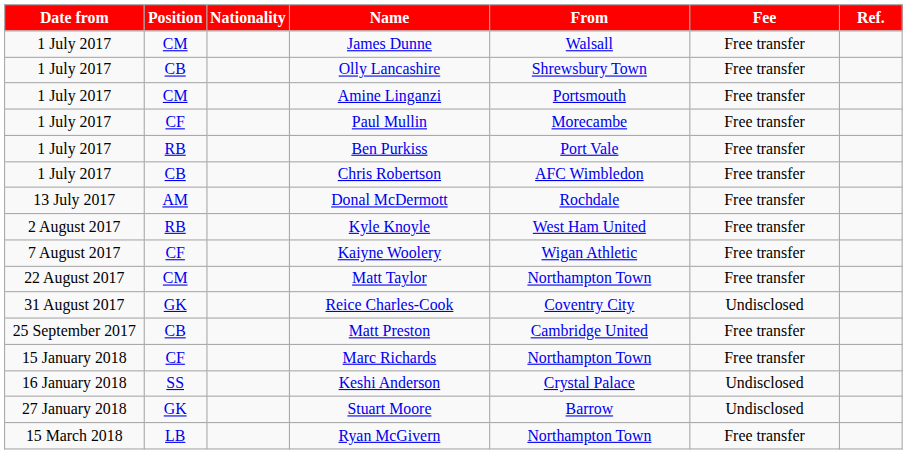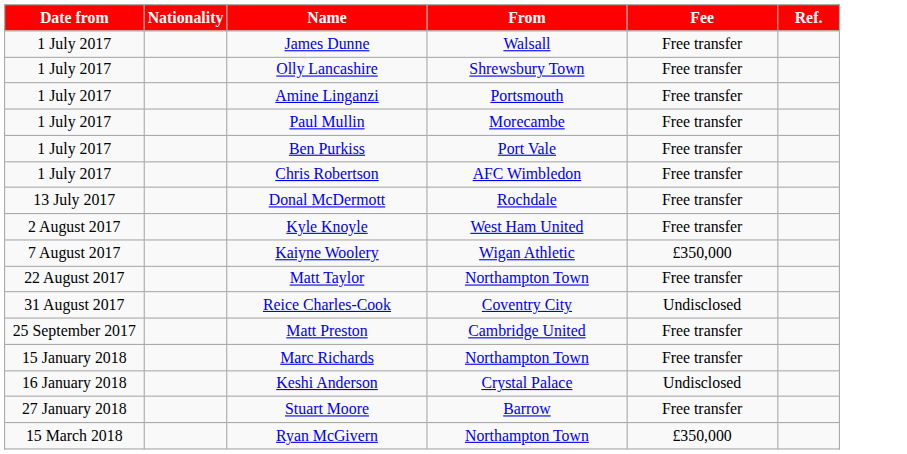- column: (175, 17)
(765, 253) Free transfer -> (702, 253) £350,000
(765, 409) Undisclosed -> (702, 409) Free transfer
(765, 435) Free transfer -> (702, 435) £350,000
